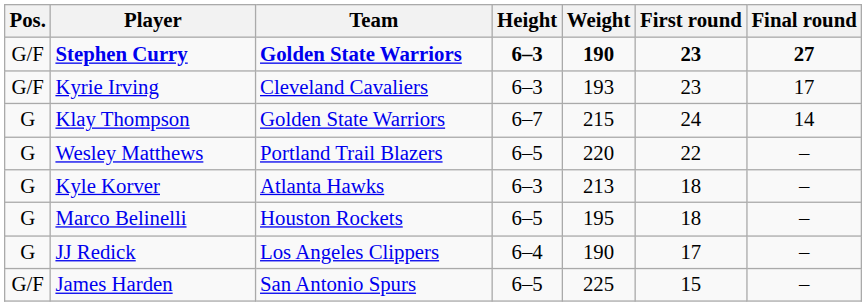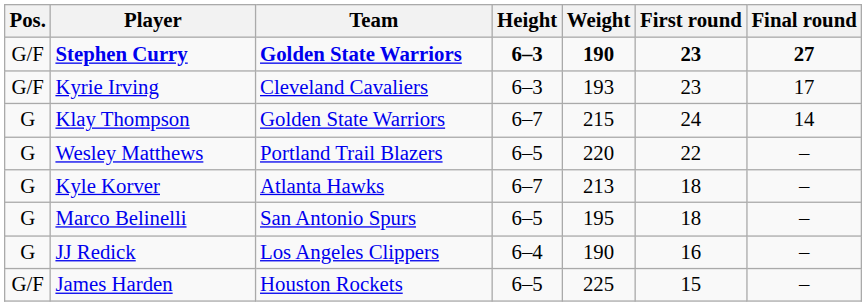(527, 185) 6–3 -> (527, 185) 6–7
(331, 218) Houston Rockets -> (338, 218) San Antonio Spurs
(691, 251) 17 -> (691, 251) 16
(338, 284) San Antonio Spurs -> (331, 284) Houston Rockets
